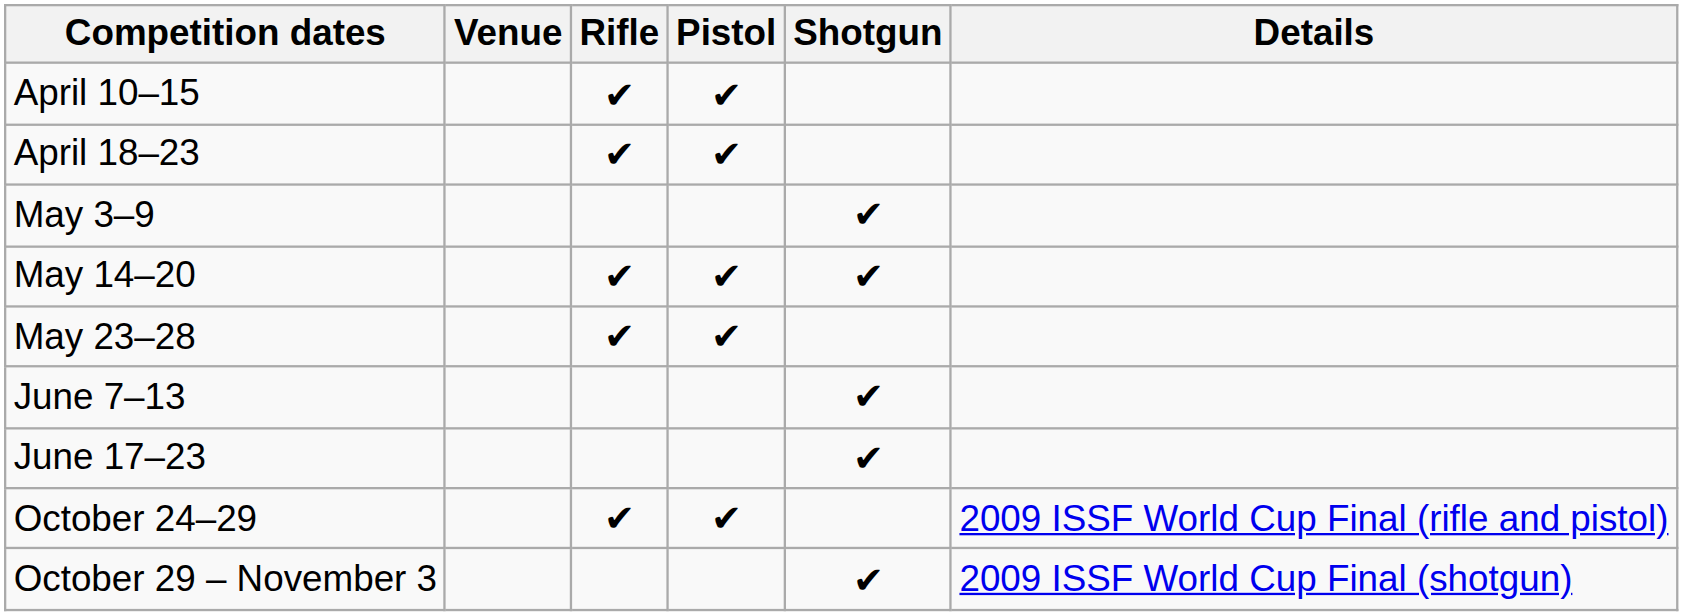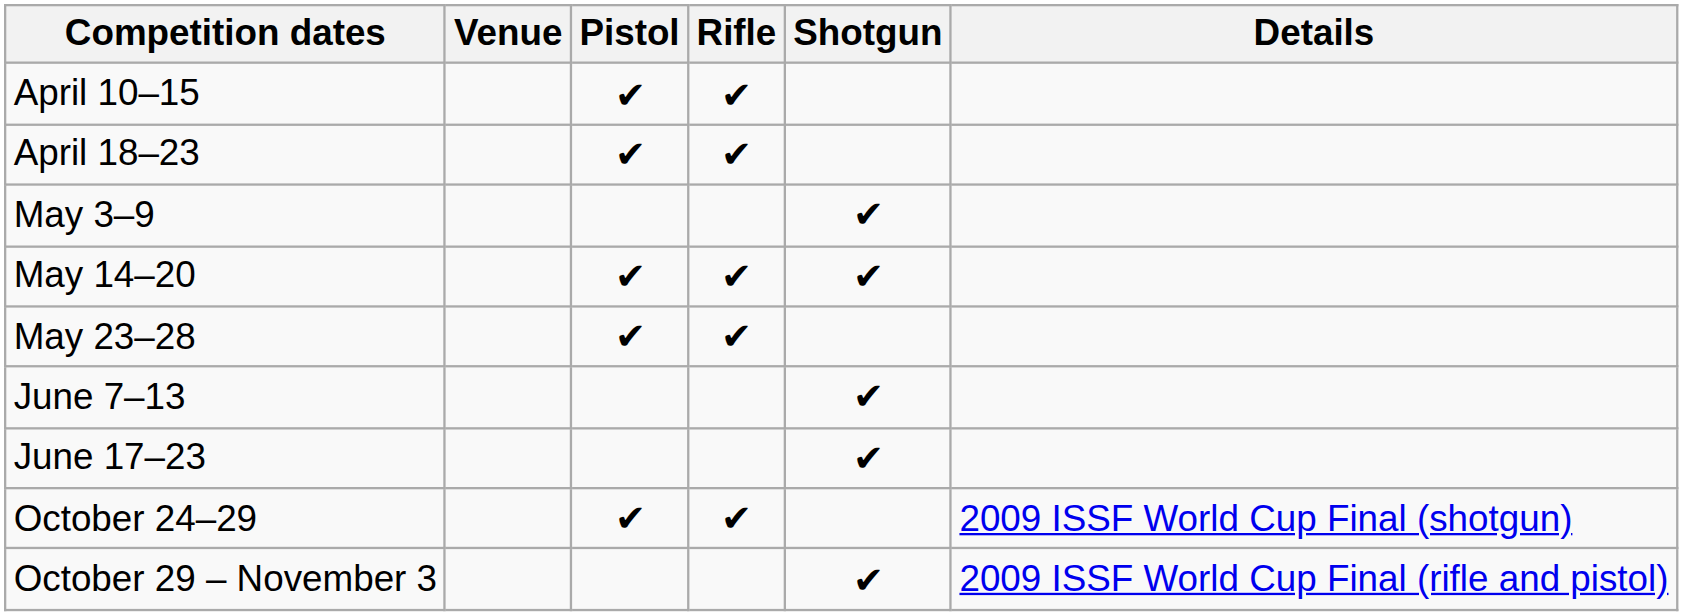columns swapped: (619, 33) <-> (726, 33)
(1314, 517) 2009 ISSF World Cup Final (rifle and pistol) -> (1266, 517) 2009 ISSF World Cup Final (shotgun)
(1266, 578) 2009 ISSF World Cup Final (shotgun) -> (1314, 578) 2009 ISSF World Cup Final (rifle and pistol)
